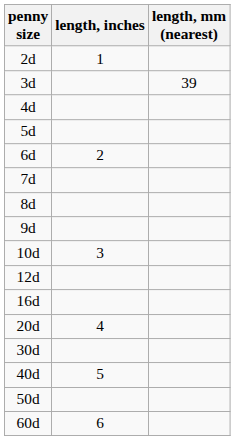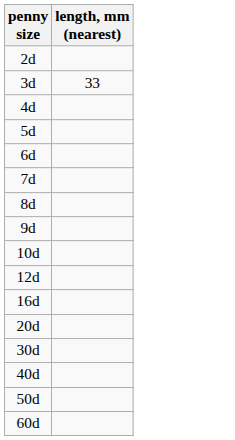- column: (100, 25)
(189, 82) 39 -> (92, 82) 33
